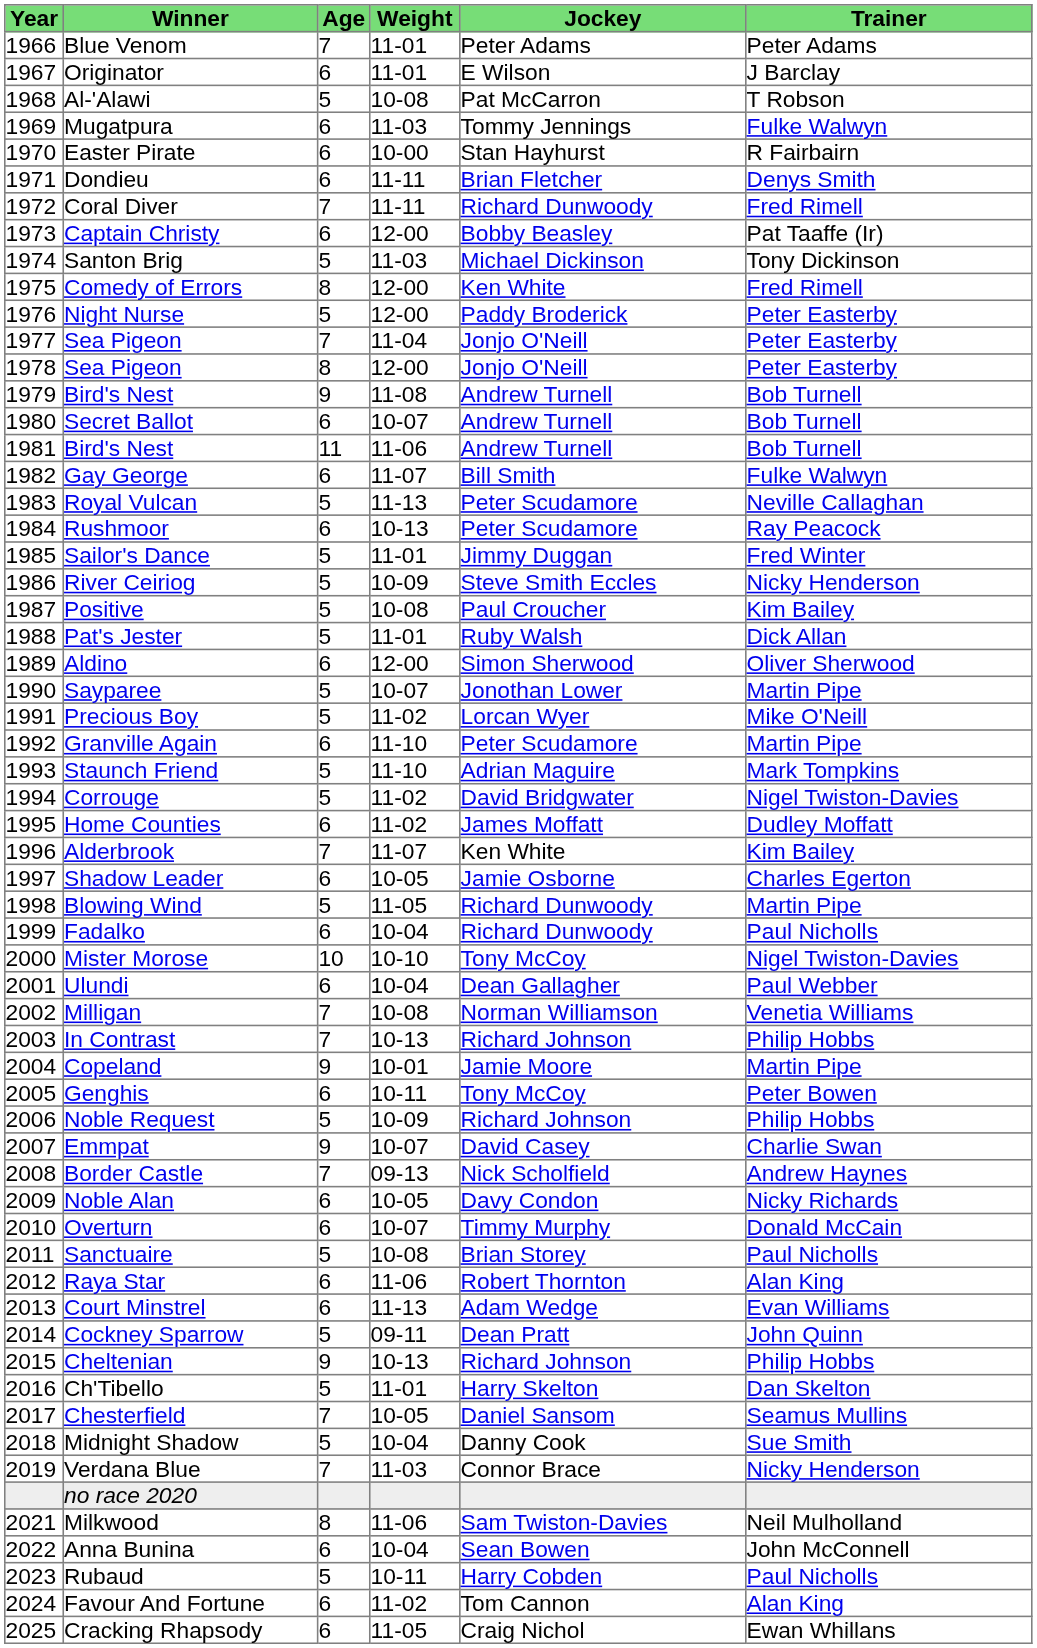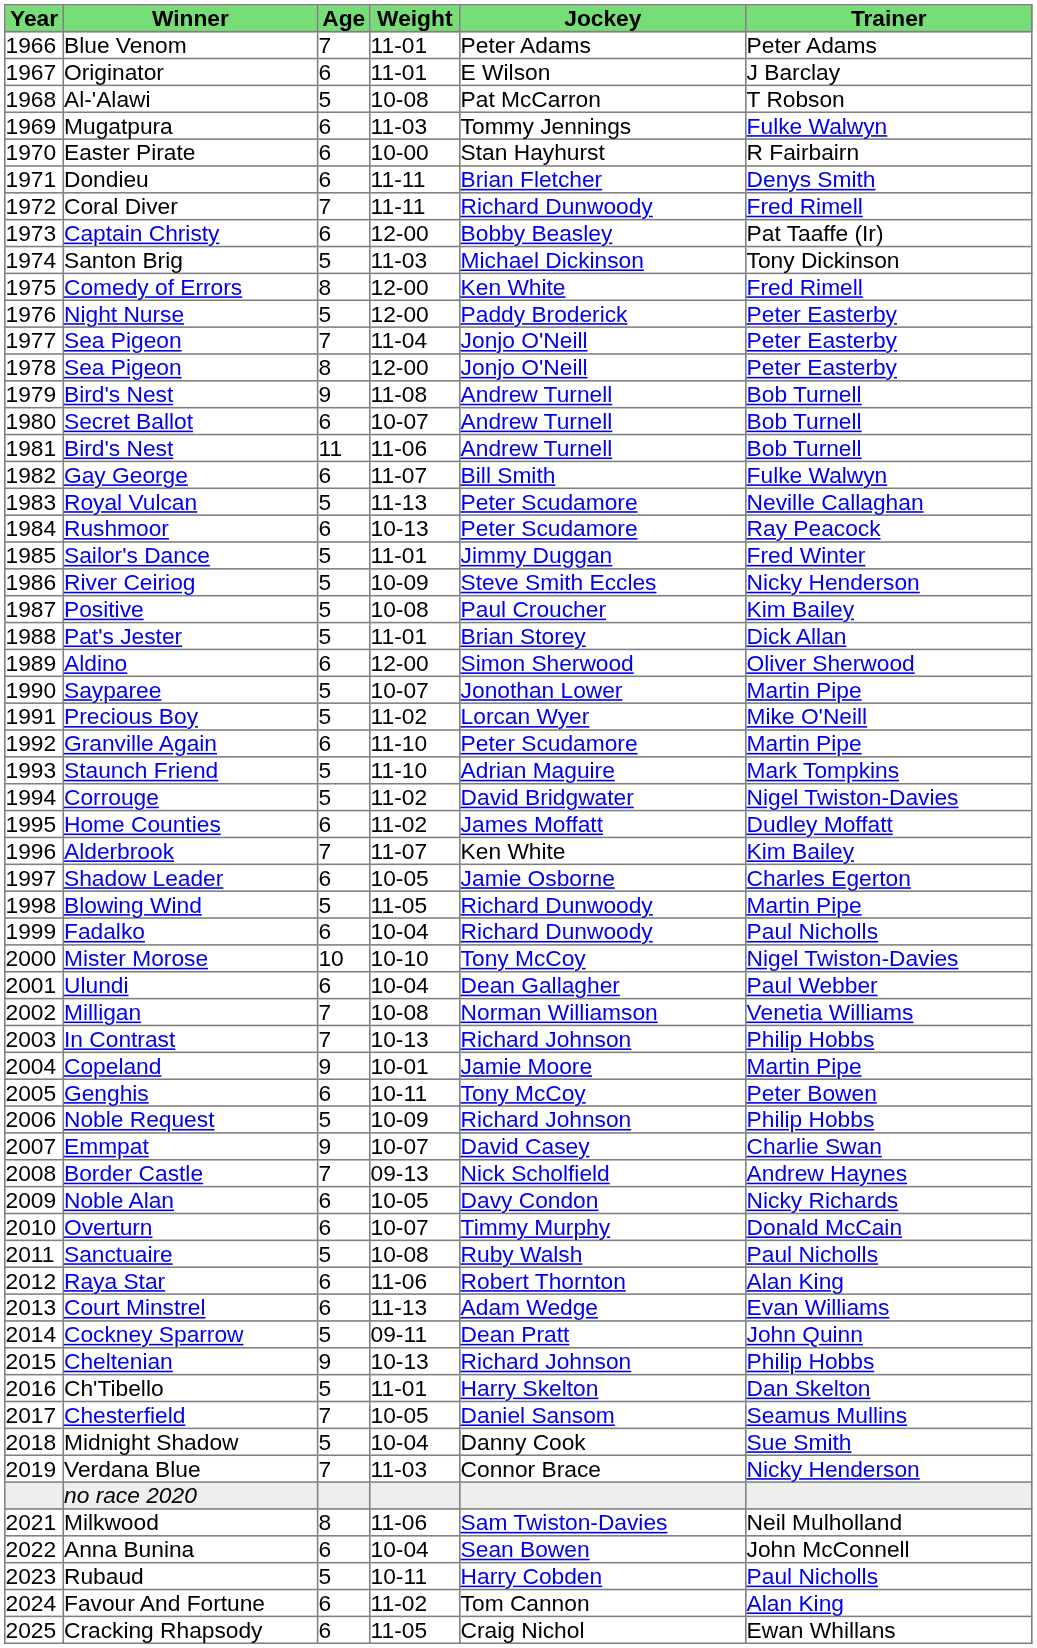(521, 636) Ruby Walsh -> (523, 636) Brian Storey
(523, 1254) Brian Storey -> (521, 1254) Ruby Walsh
